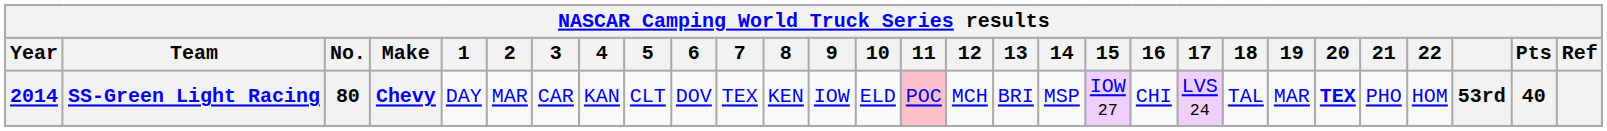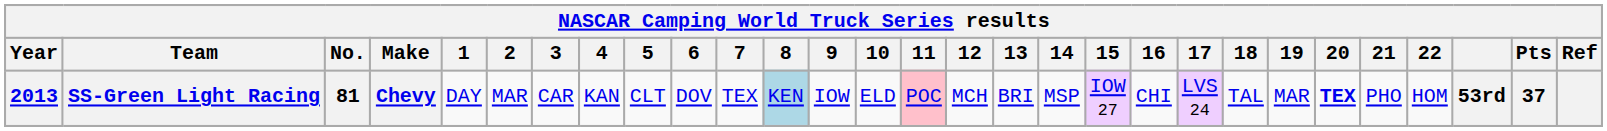(34, 97) 2014 -> (34, 97) 2013
(348, 97) 80 -> (348, 97) 81
(786, 97) no background -> (786, 97) lightblue background
(1534, 97) 40 -> (1534, 97) 37
